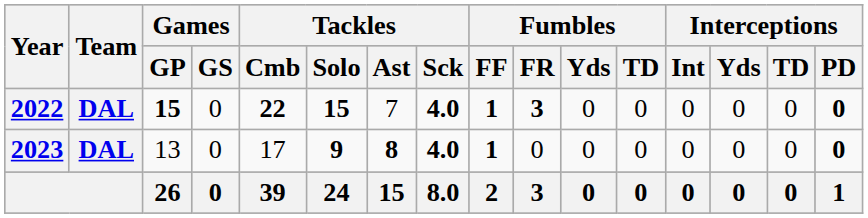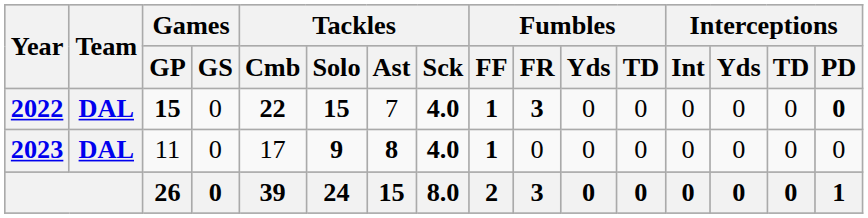(167, 150) 13 -> (167, 150) 11
(839, 150) bold -> (839, 150) normal
